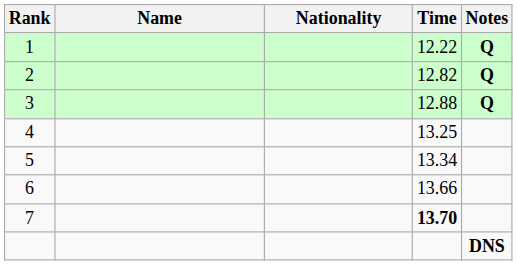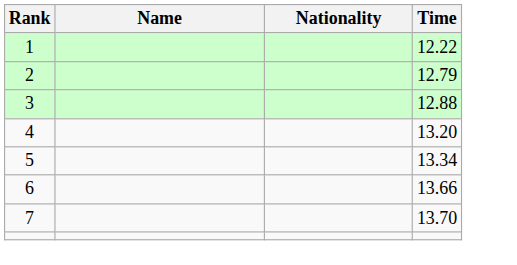- column: (487, 18)
(437, 75) 12.82 -> (437, 75) 12.79
(437, 132) 13.25 -> (437, 132) 13.20
(437, 217) bold -> (437, 217) normal
